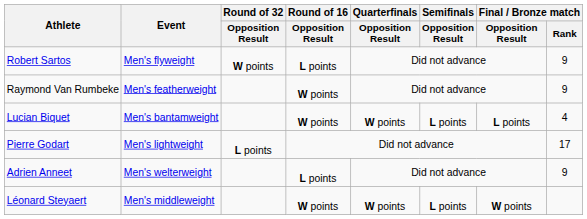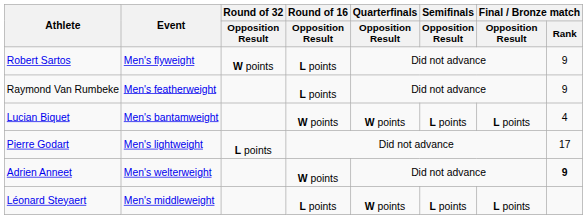(318, 95) W points -> (318, 95) L points
(318, 179) L points -> (318, 179) W points
(565, 173) normal -> (565, 173) bold
(318, 207) W points -> (318, 207) L points
(512, 207) W points -> (512, 207) L points
